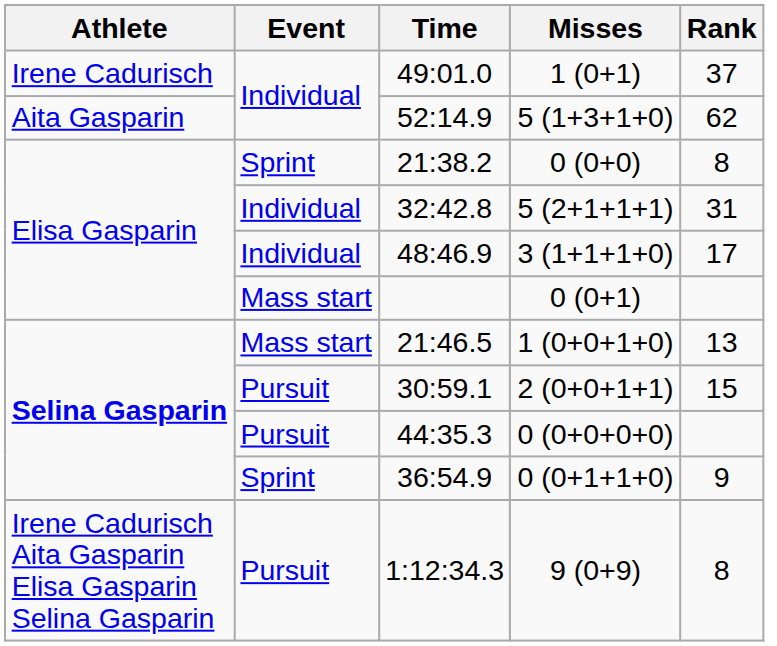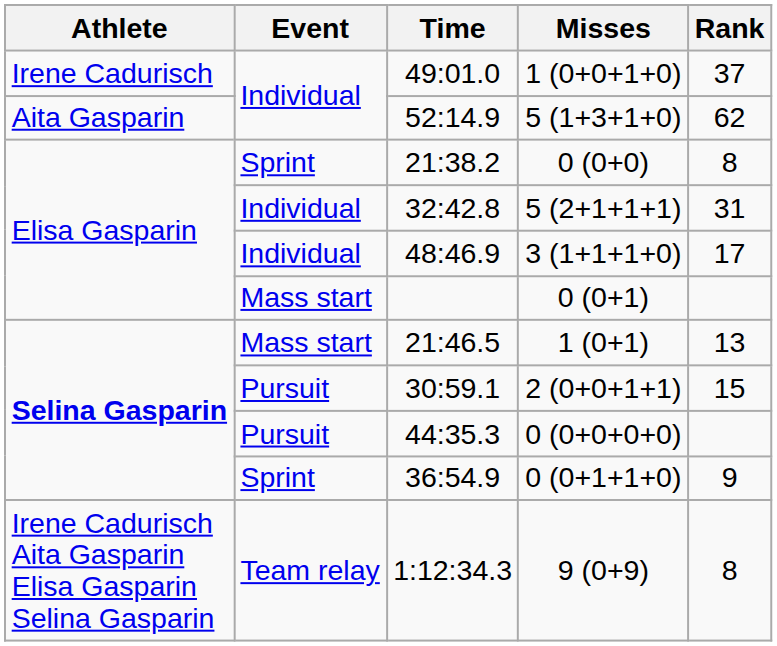(595, 73) 1 (0+1) -> (603, 73) 1 (0+0+1+0)
(595, 343) 1 (0+0+1+0) -> (603, 343) 1 (0+1)
(285, 571) Pursuit -> (310, 571) Team relay
